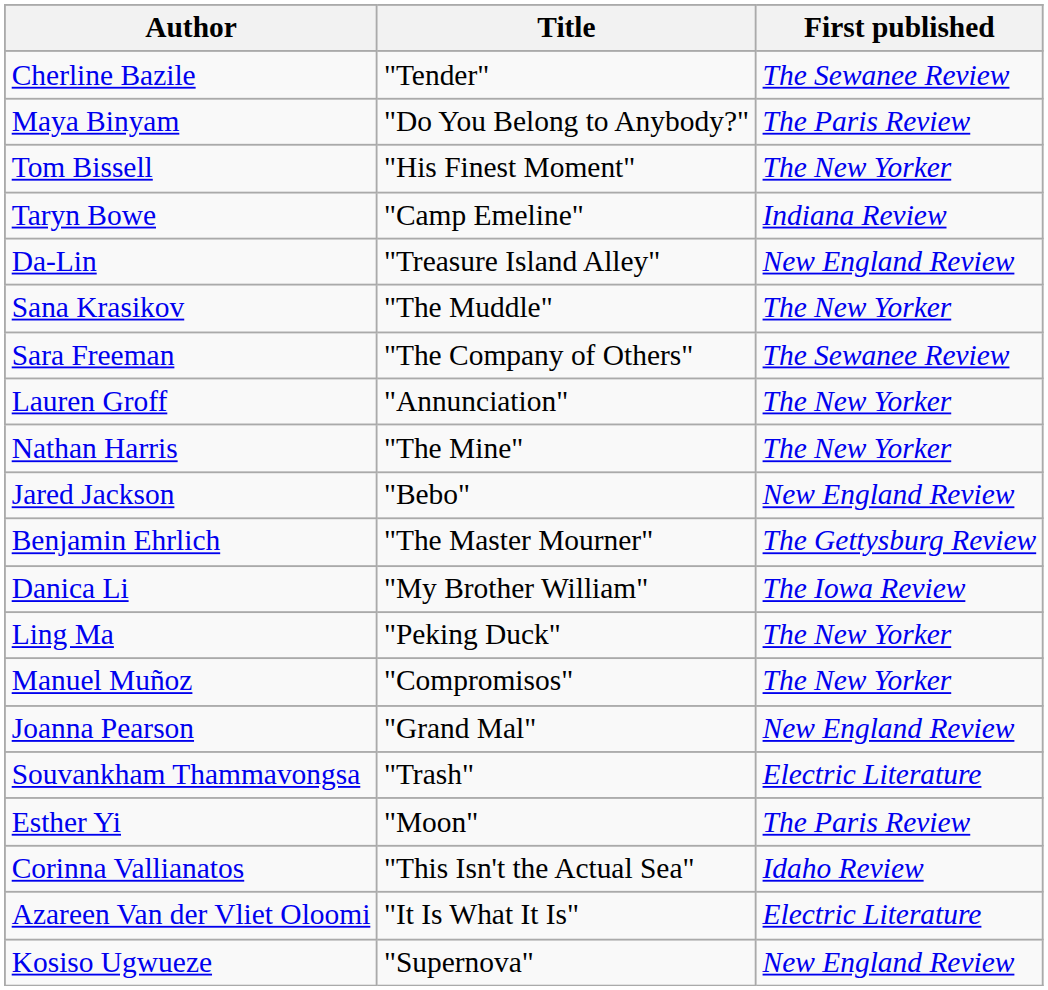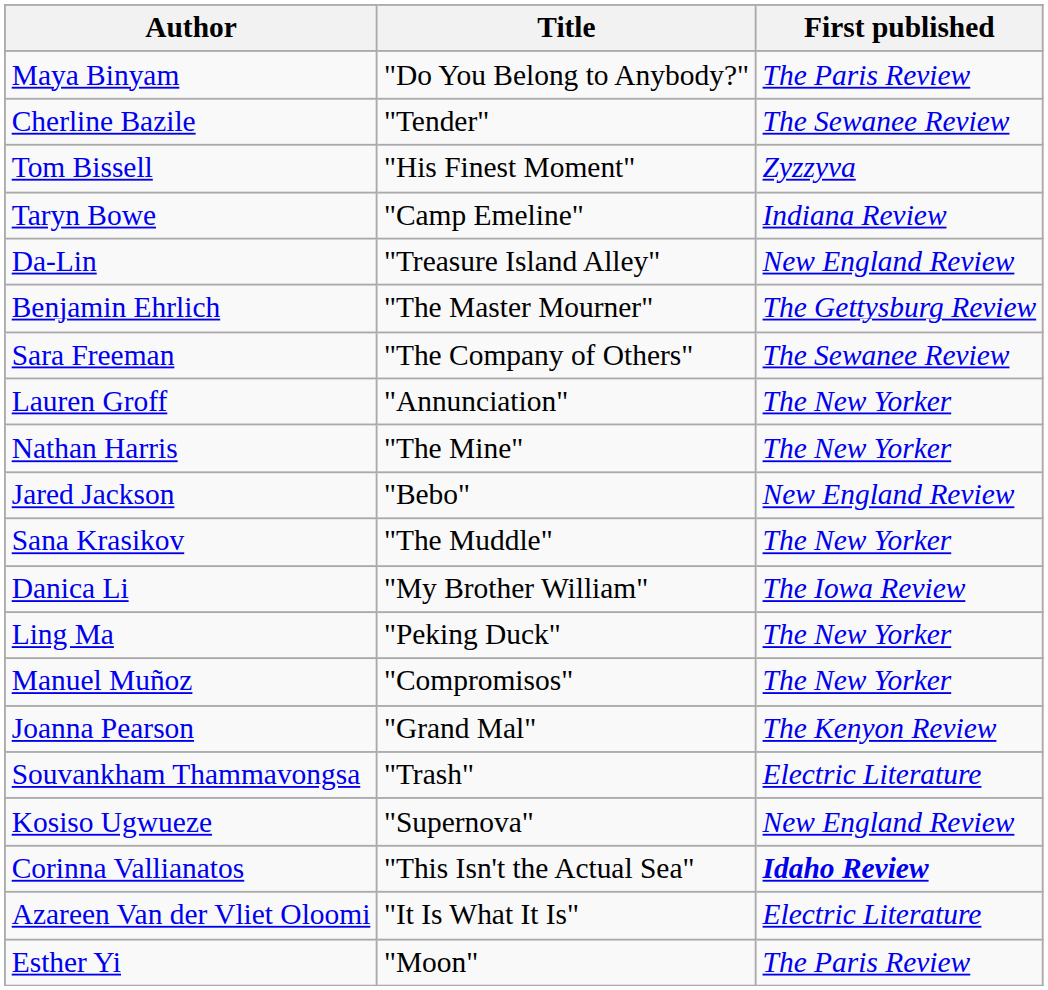rows swapped: (104, 74) <-> (96, 121)
(857, 167) The New Yorker -> (809, 167) Zyzzyva
rows swapped: (116, 541) <-> (98, 307)
(888, 728) New England Review -> (879, 728) The Kenyon Review
rows swapped: (112, 961) <-> (66, 821)
(843, 868) normal -> (846, 868) bold
